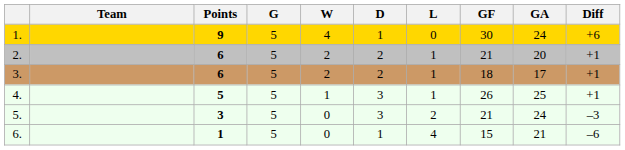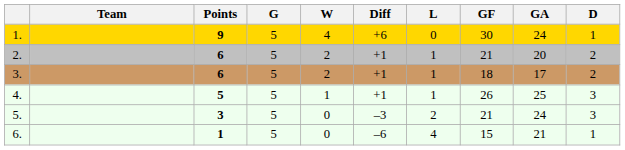columns swapped: (380, 14) <-> (593, 14)
